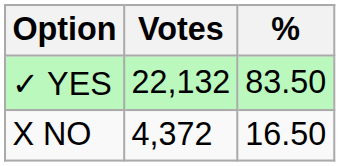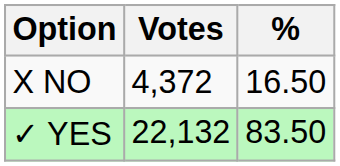rows swapped: (62, 83) <-> (52, 134)
